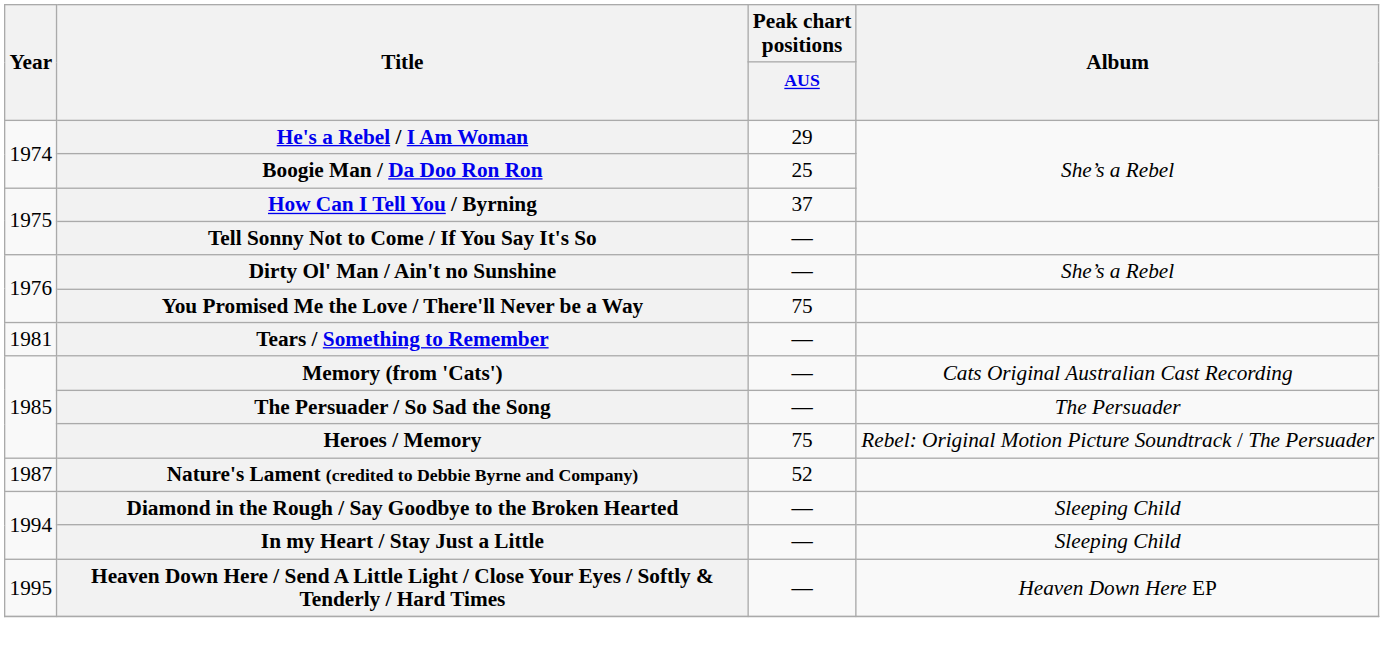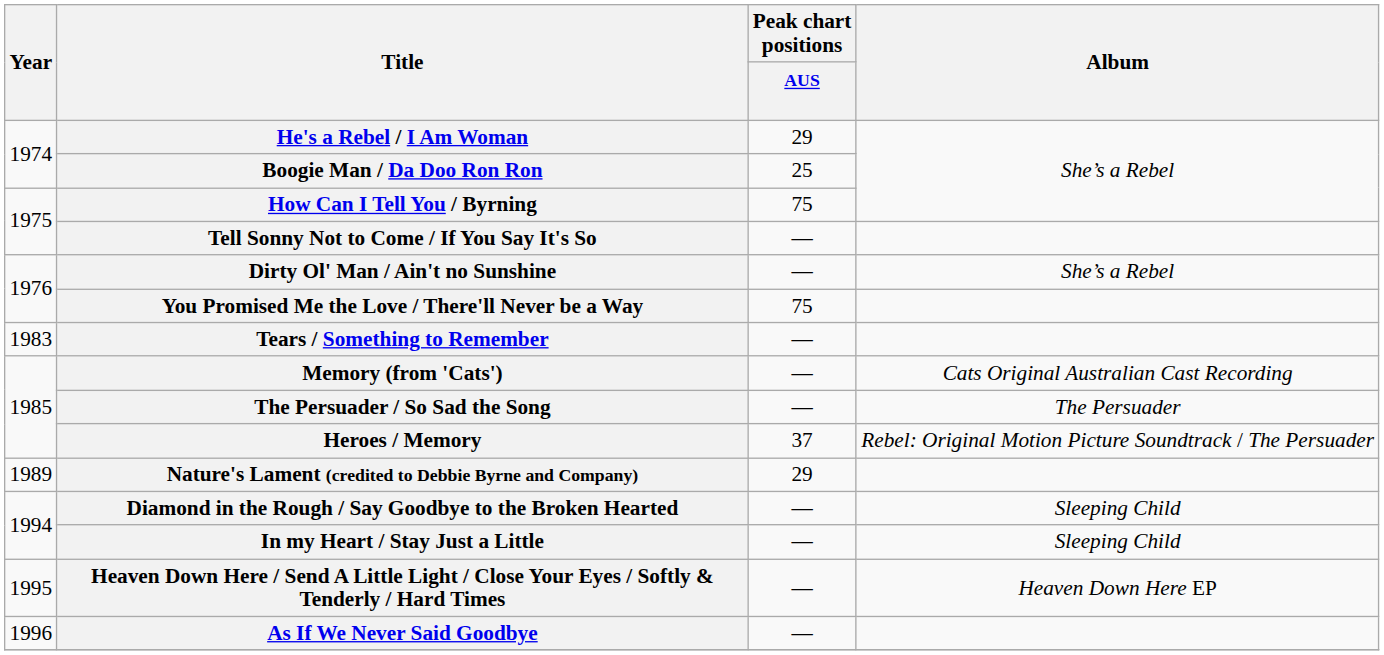(802, 204) 37 -> (802, 204) 75
(31, 339) 1981 -> (31, 339) 1983
(802, 440) 75 -> (802, 440) 37
(31, 474) 1987 -> (31, 474) 1989
(802, 474) 52 -> (802, 474) 29
+ row: (402, 633)
